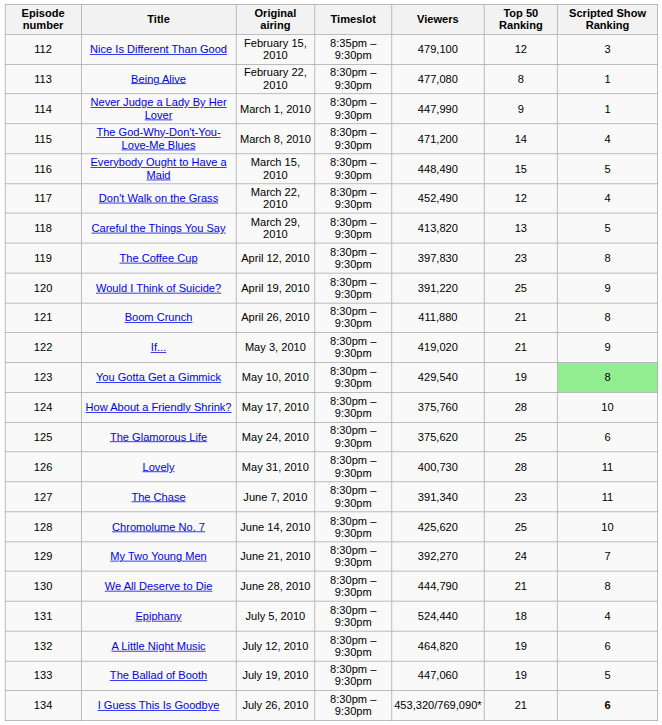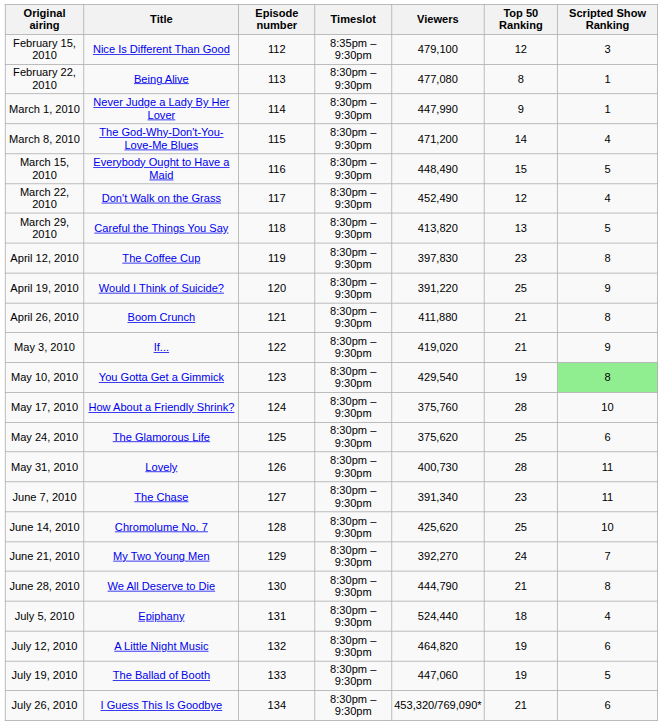columns swapped: (43, 20) <-> (275, 20)
(608, 706) bold -> (608, 706) normal
